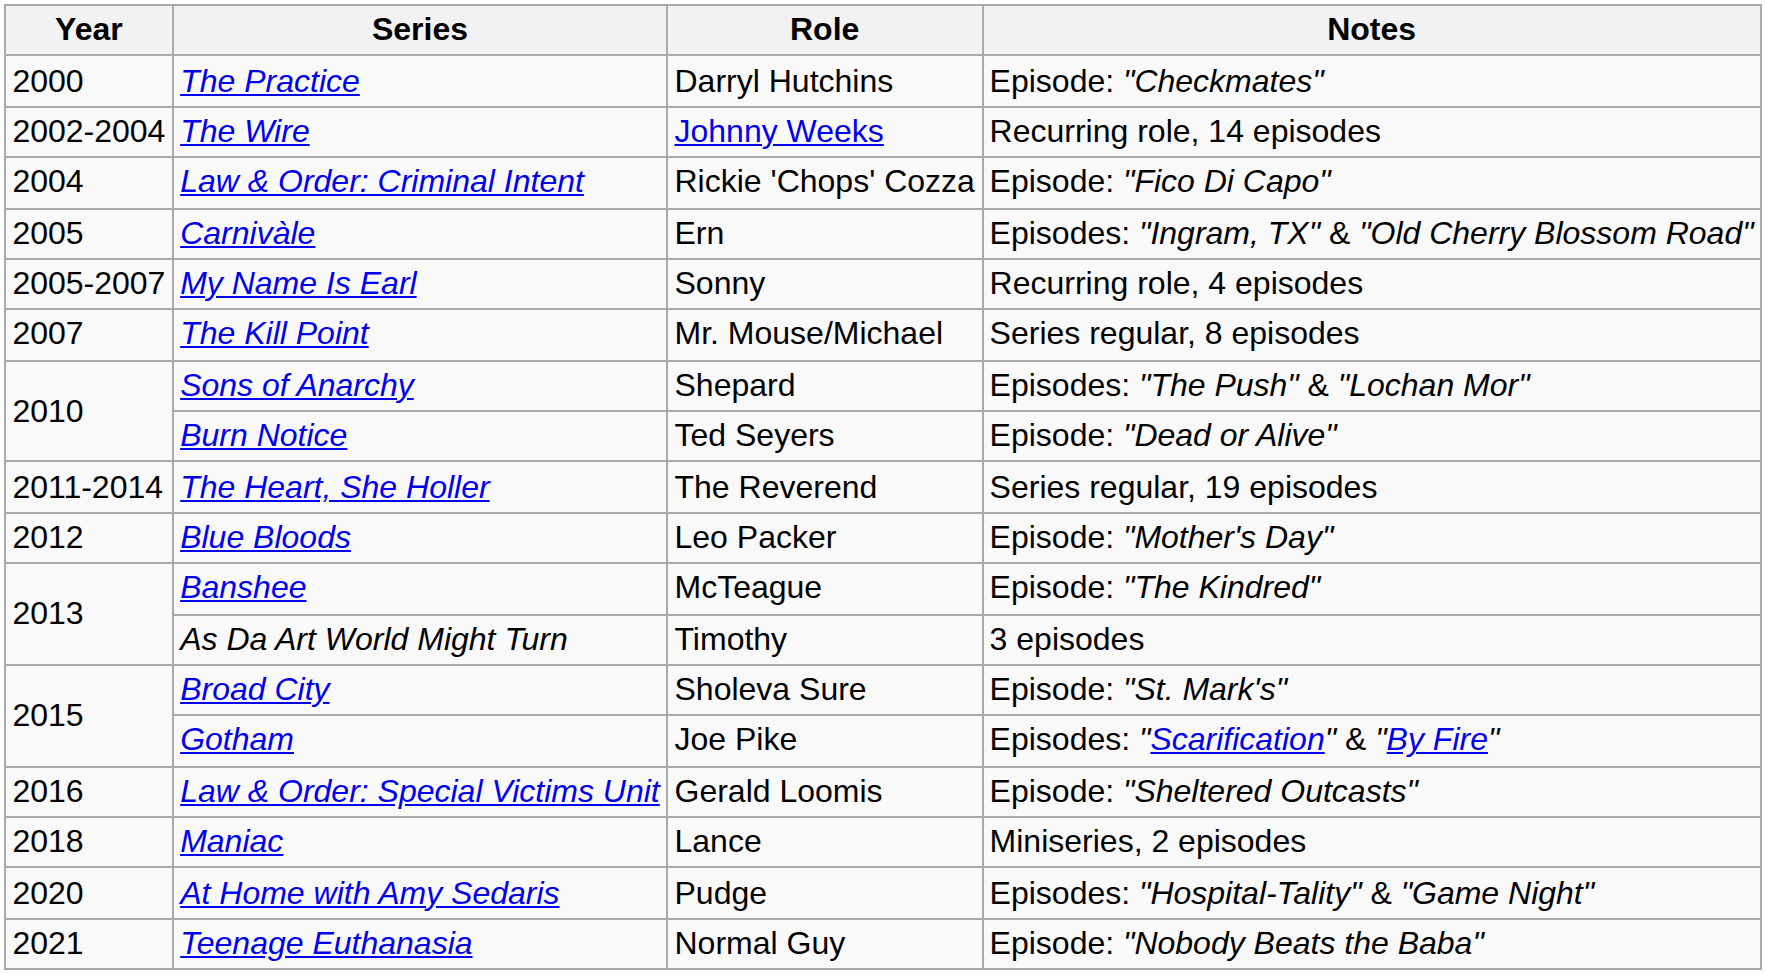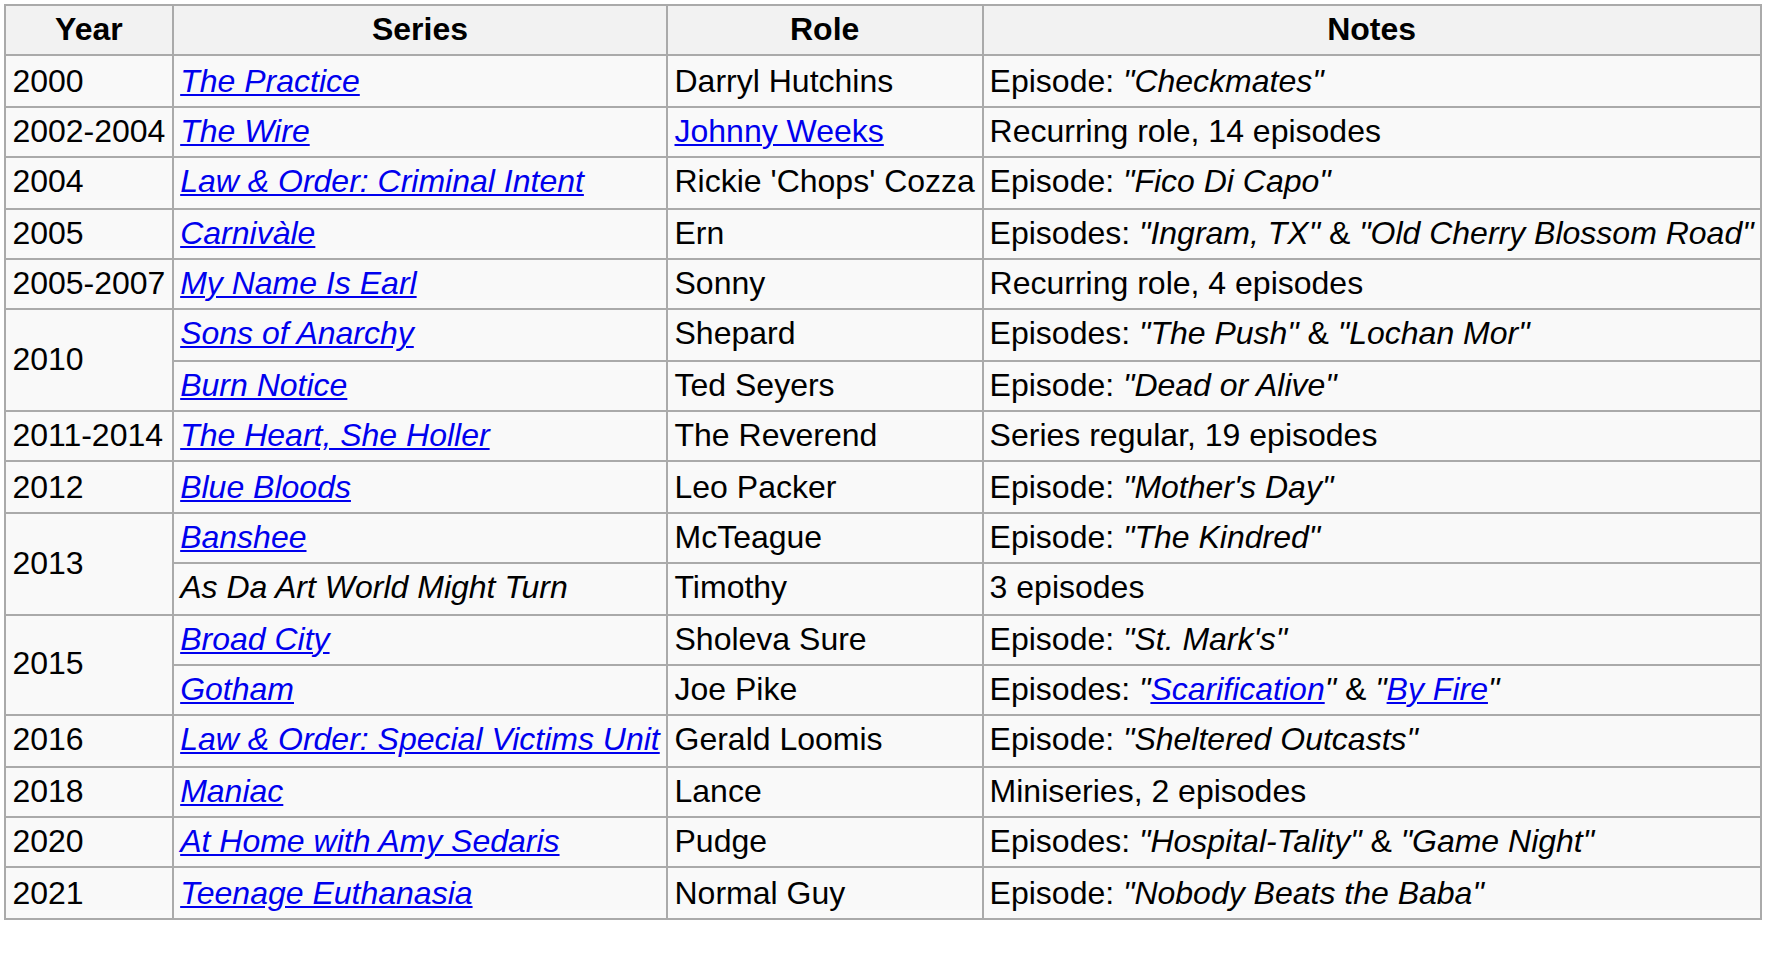- row: (274, 334)
